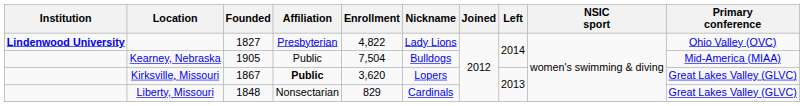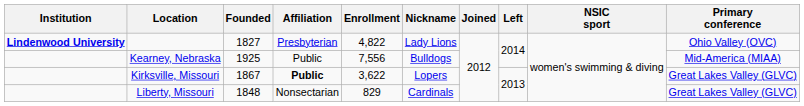(248, 59) 1905 -> (248, 59) 1925
(372, 59) 7,504 -> (372, 59) 7,556
(372, 76) 3,620 -> (372, 76) 3,622
